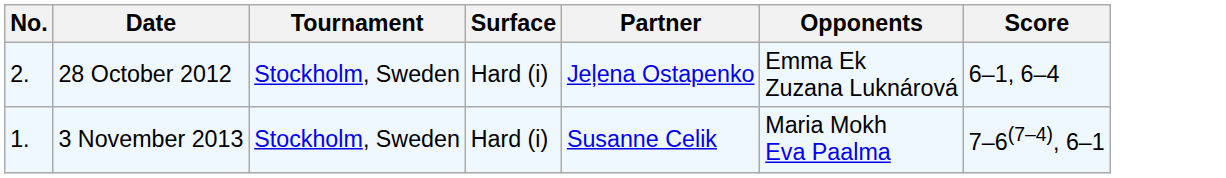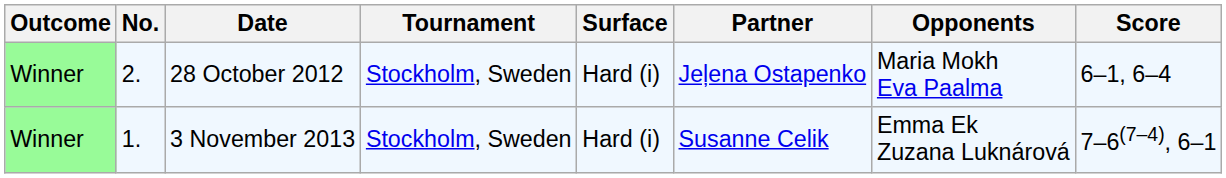+ column: (61, 22)
(862, 74) Emma Ek Zuzana Luknárová -> (940, 74) Maria Mokh Eva Paalma
(828, 138) Maria Mokh Eva Paalma -> (973, 138) Emma Ek Zuzana Luknárová
